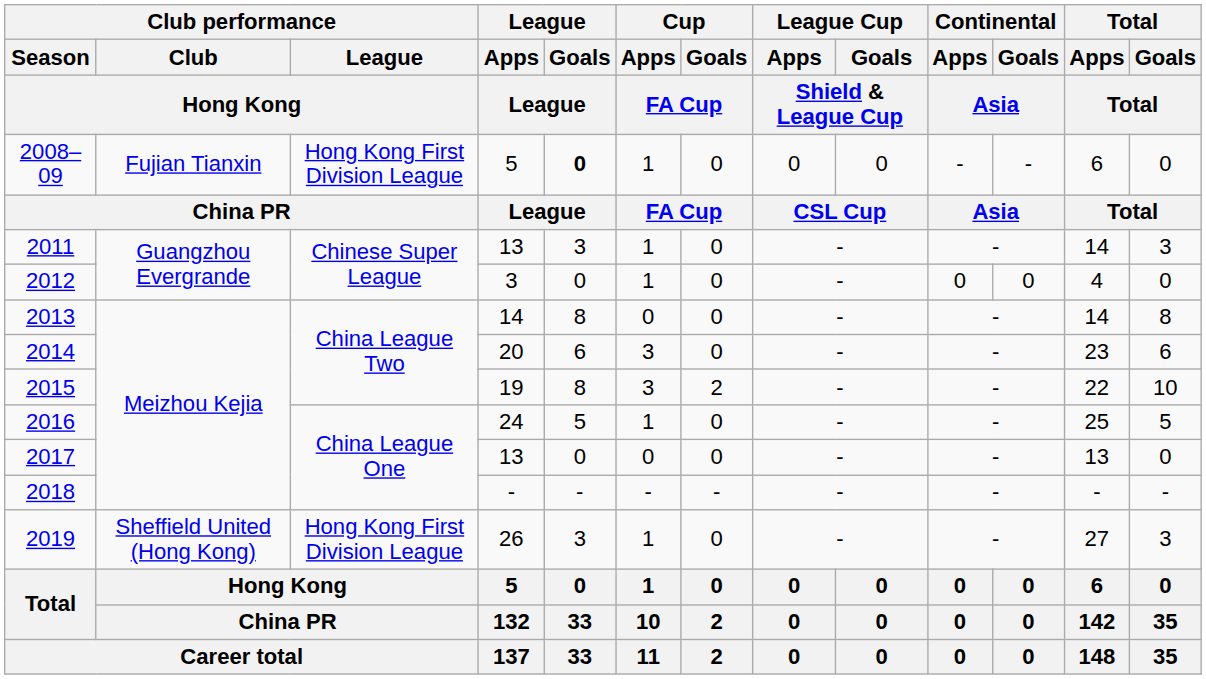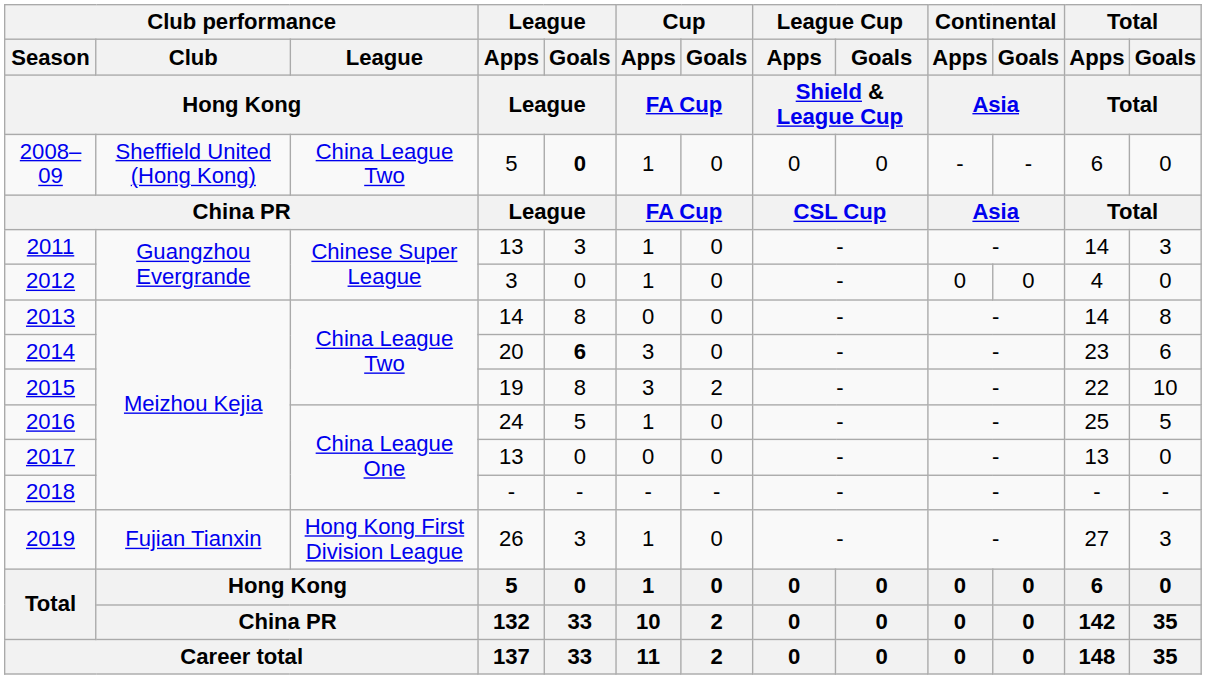(193, 164) Fujian Tianxin -> (193, 164) Sheffield United (Hong Kong)
(384, 164) Hong Kong First Division League -> (384, 164) China League Two
(580, 351) normal -> (580, 351) bold
(193, 539) Sheffield United (Hong Kong) -> (193, 539) Fujian Tianxin
